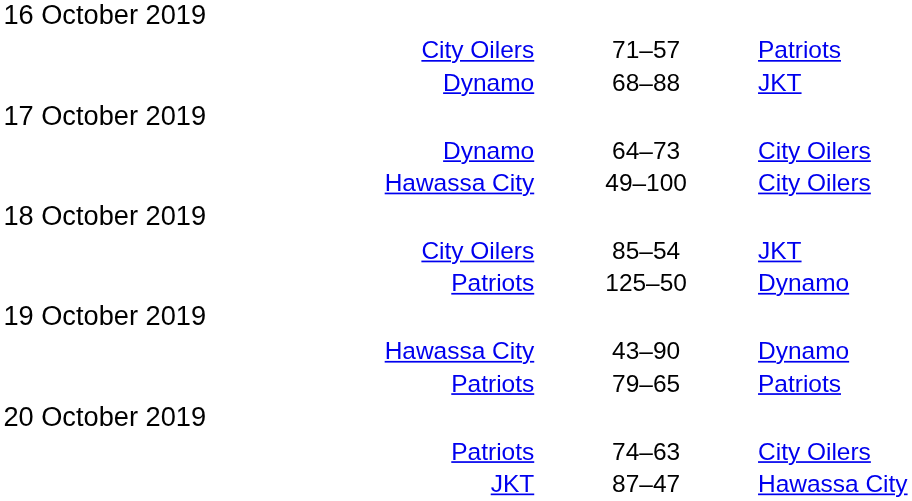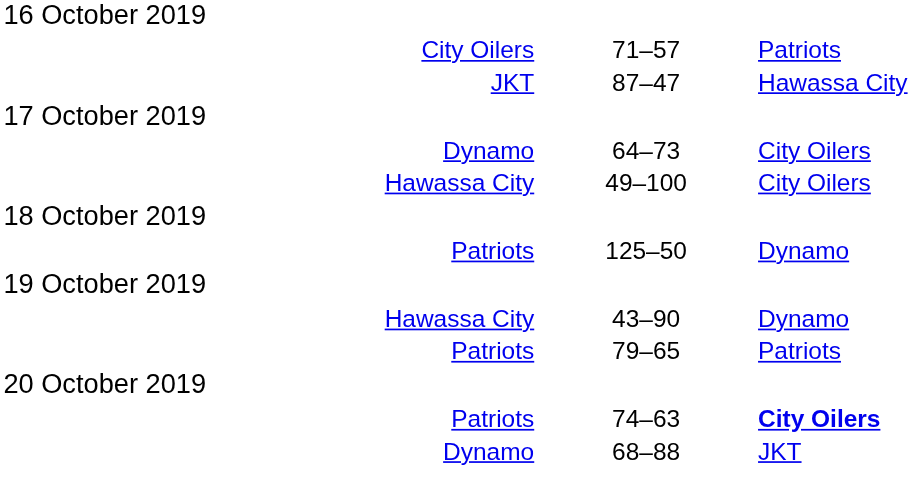rows swapped: (512, 483) <-> (489, 82)
- row: (478, 250)
(814, 451) normal -> (819, 419) bold
